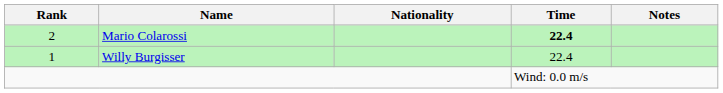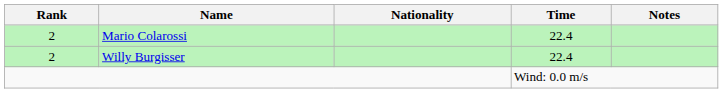(561, 35) bold -> (561, 35) normal
(52, 56) 1 -> (52, 56) 2
